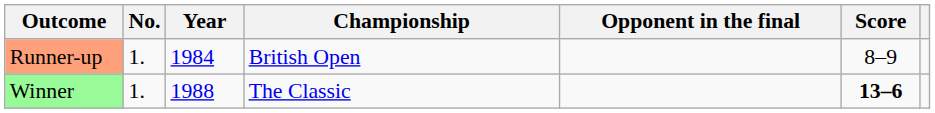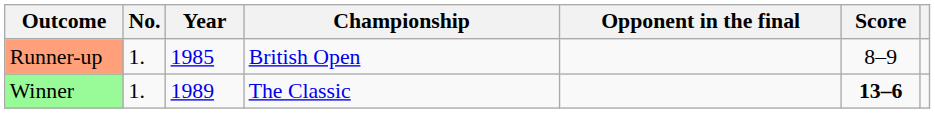(192, 56) 1984 -> (192, 56) 1985
(192, 90) 1988 -> (192, 90) 1989
